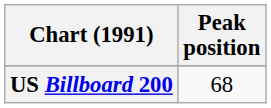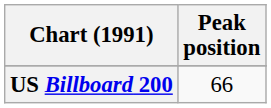(222, 84) 68 -> (222, 84) 66
